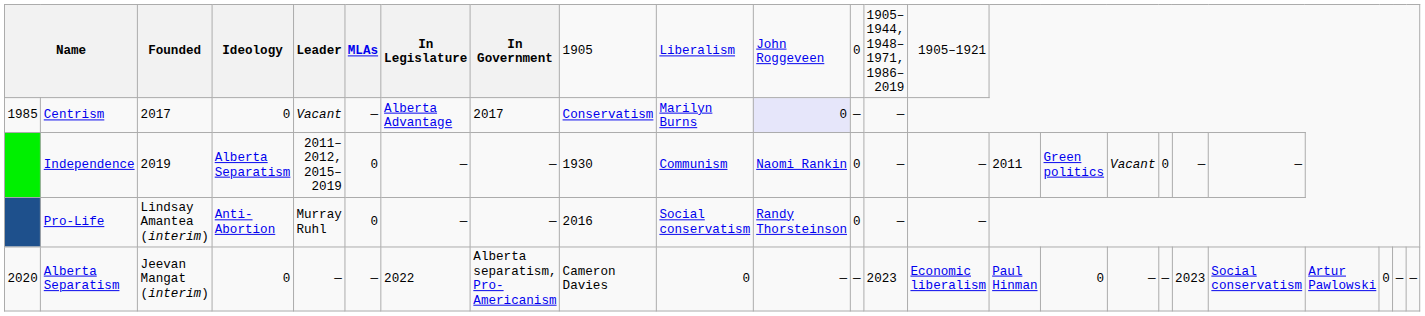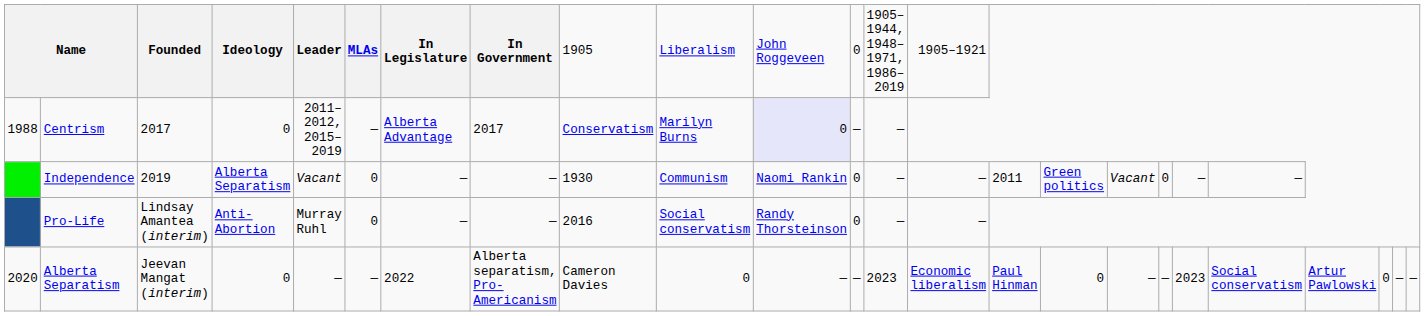(23, 115) 1985 -> (23, 130) 1988
(319, 115) Vacant -> (323, 130) 2011–2012, 2015–2019
(323, 165) 2011–2012, 2015–2019 -> (319, 180) Vacant
